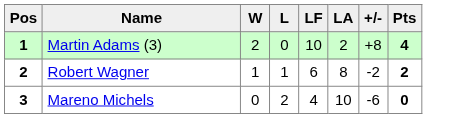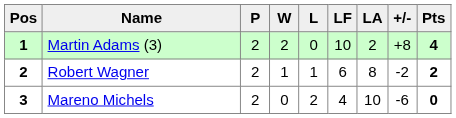+ column: (255, 18)
